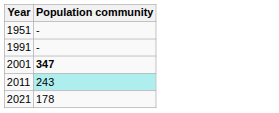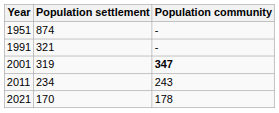+ column: (93, 13)
(45, 82) paleturquoise background -> (164, 82) no background
